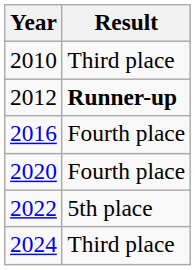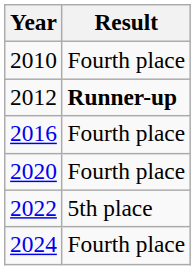(121, 60) Third place -> (126, 60) Fourth place
(121, 245) Third place -> (126, 245) Fourth place
